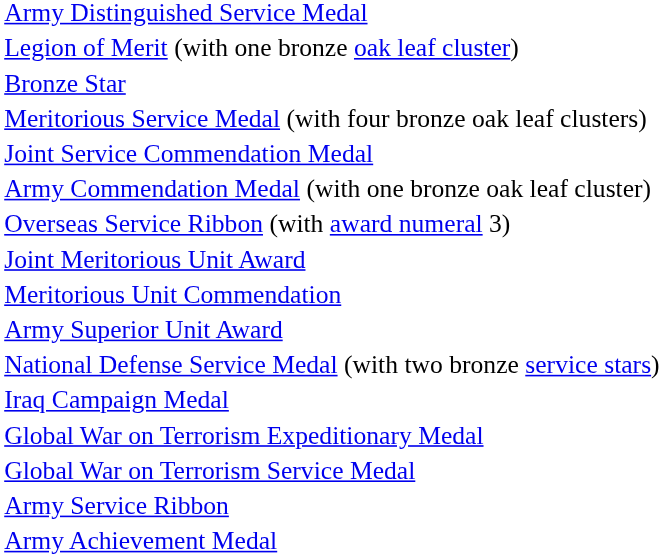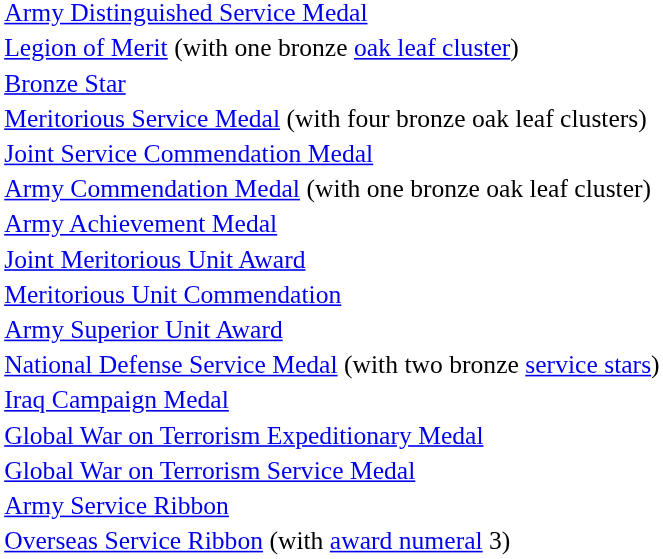rows swapped: (141, 540) <-> (257, 224)
